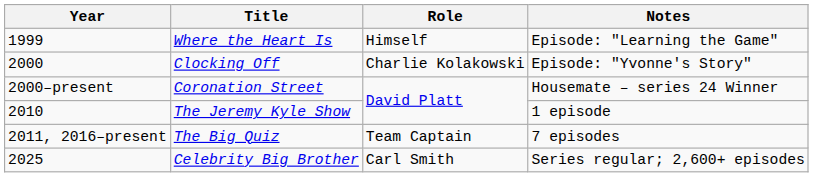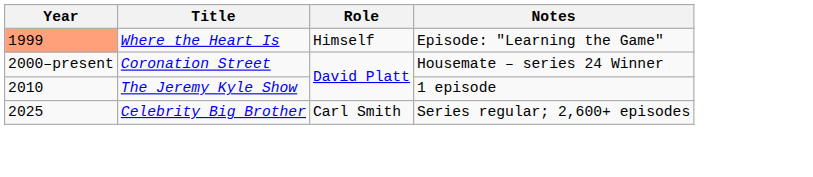(26, 40) no background -> (26, 40) lightsalmon background
- row: (227, 64)
- row: (227, 136)
